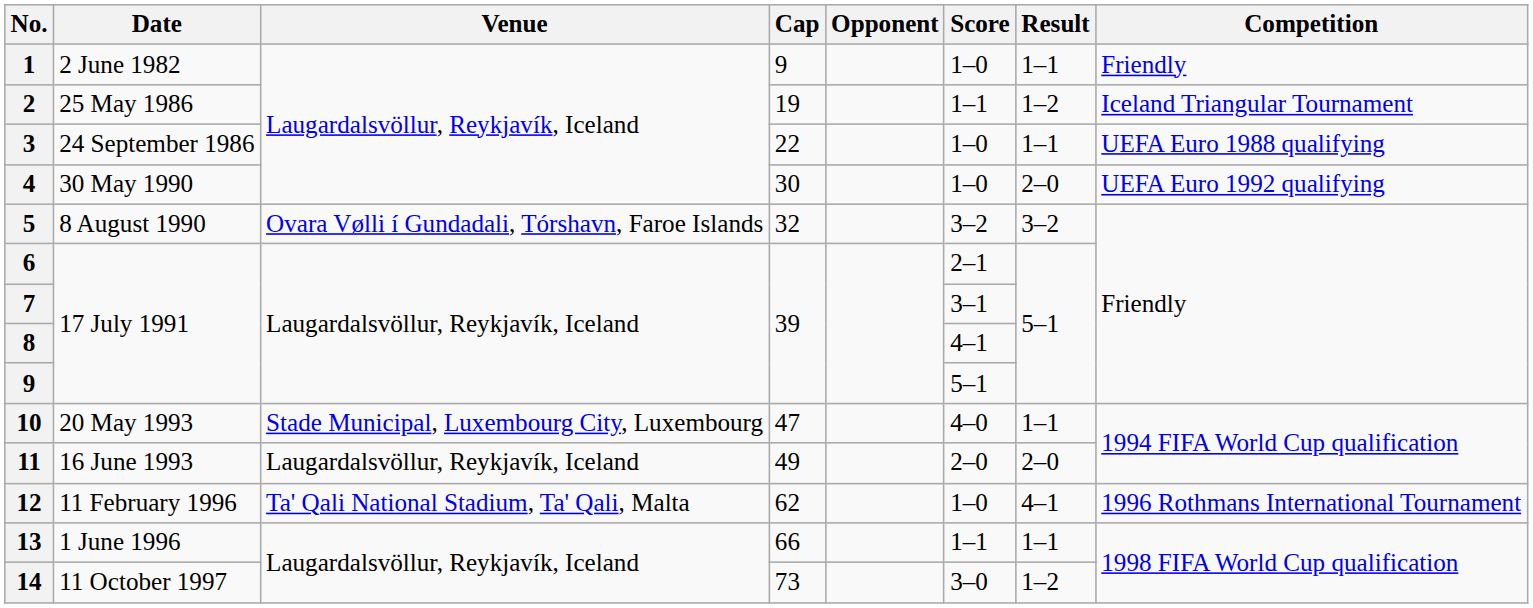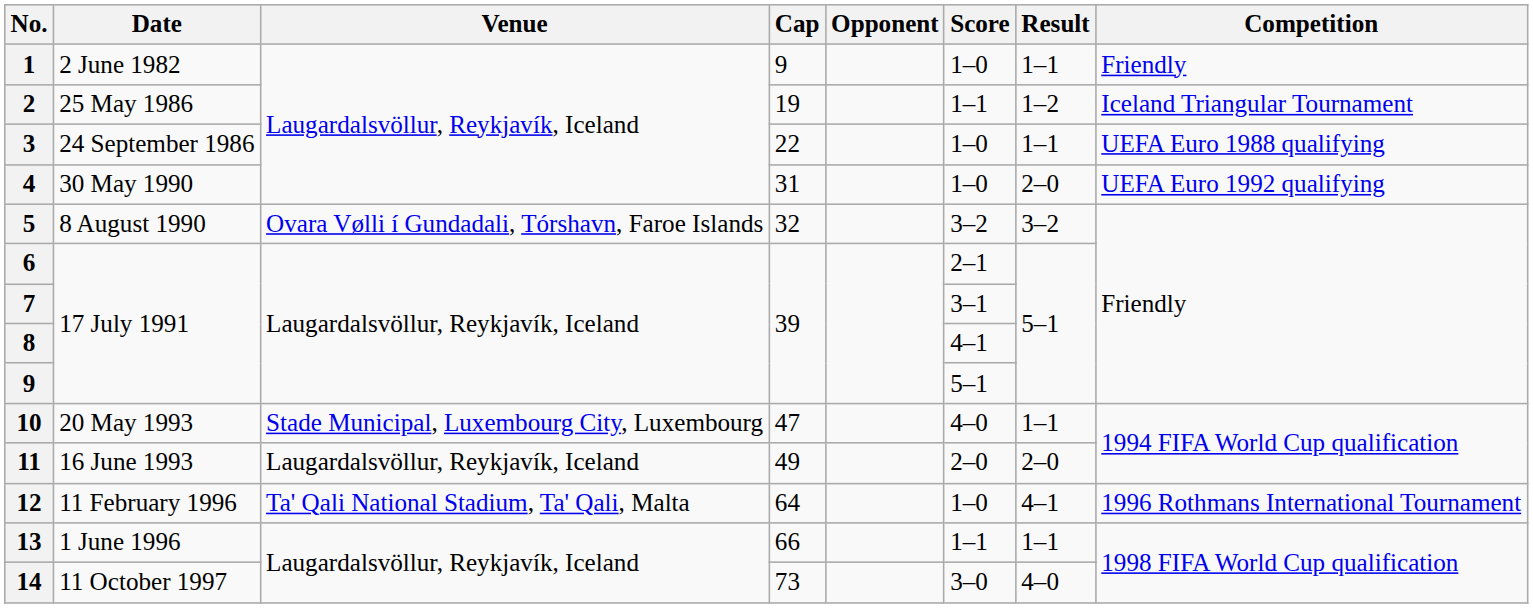(787, 183) 30 -> (787, 183) 31
(787, 502) 62 -> (787, 502) 64
(1040, 582) 1–2 -> (1040, 582) 4–0
